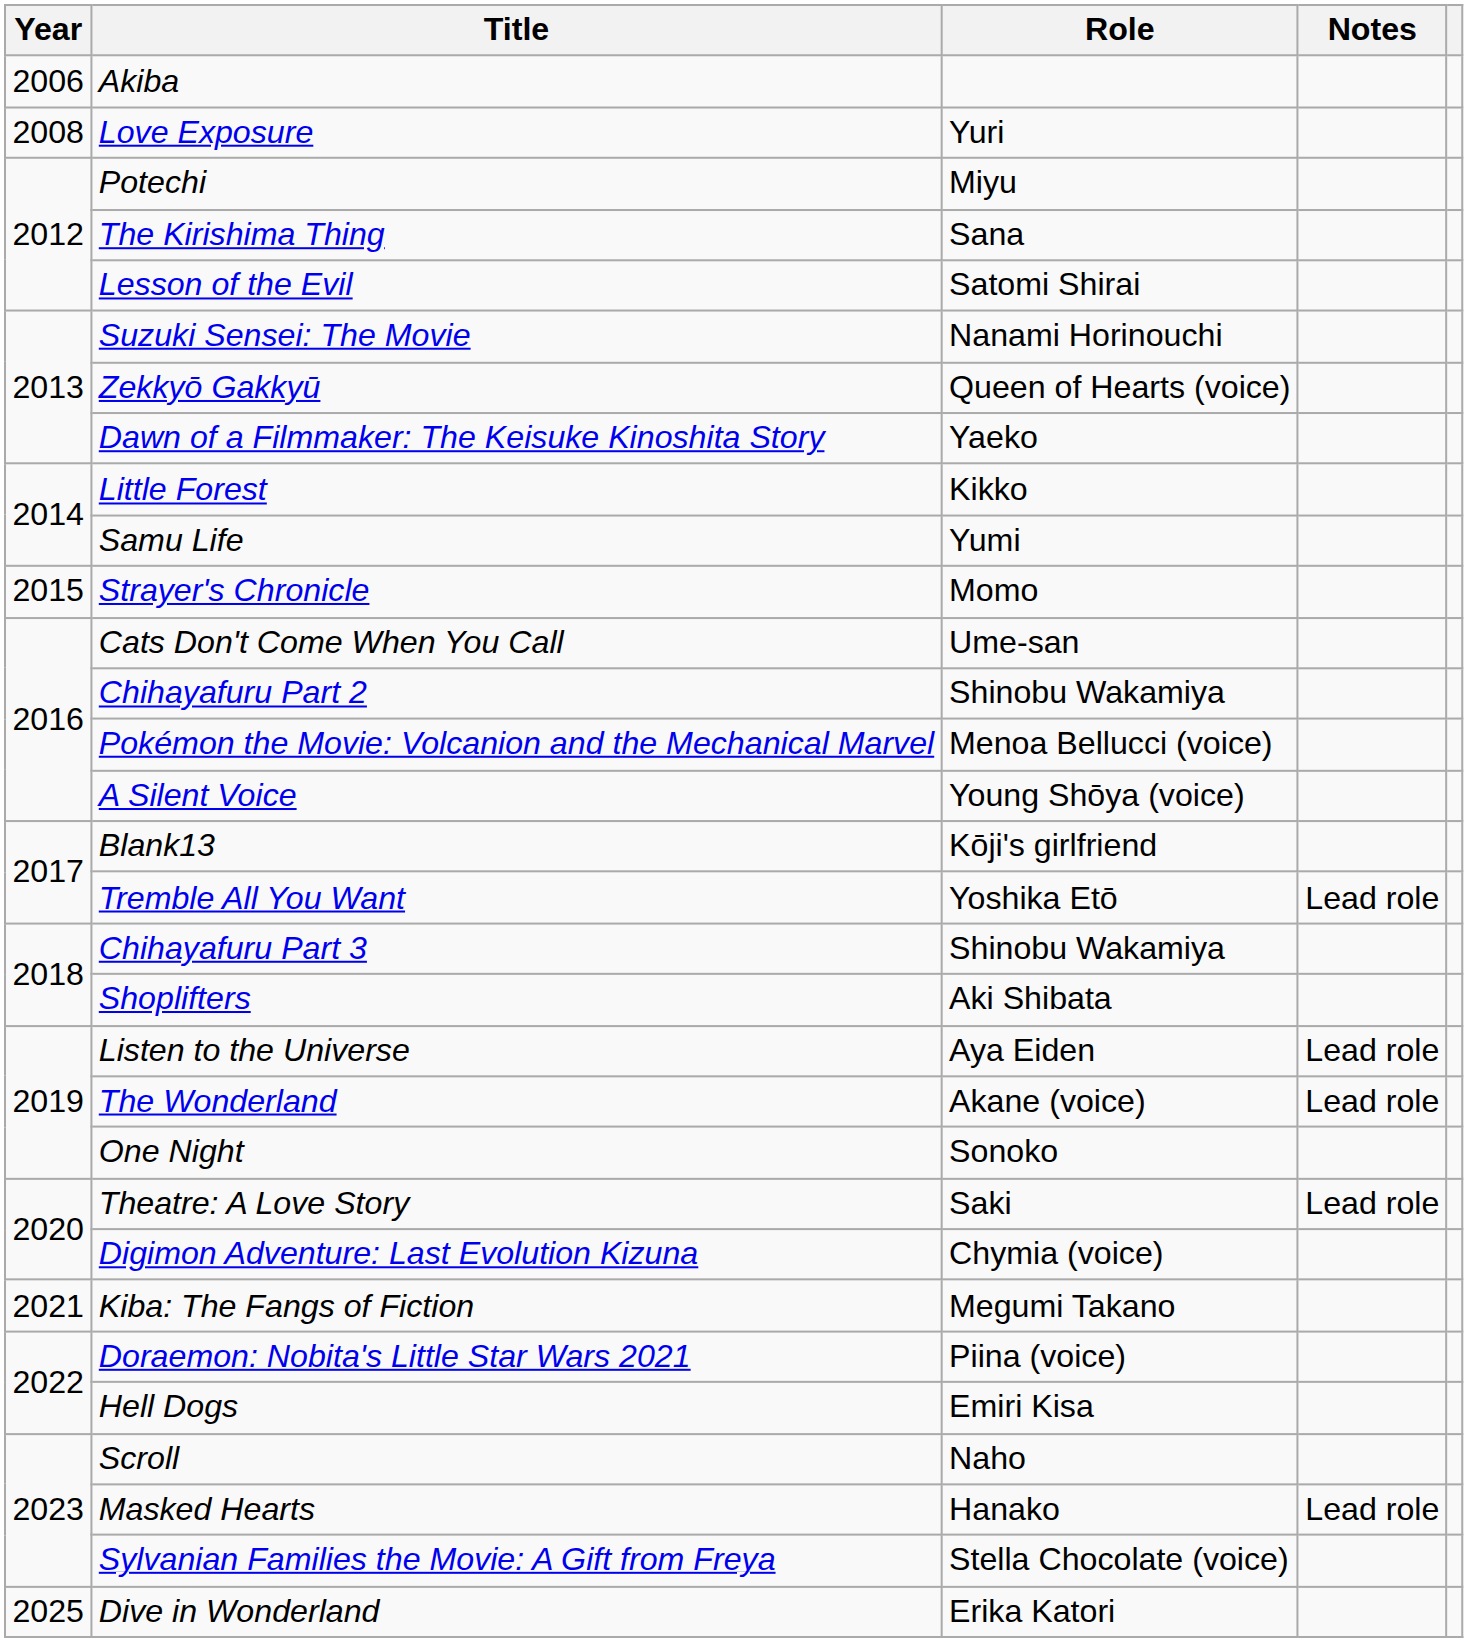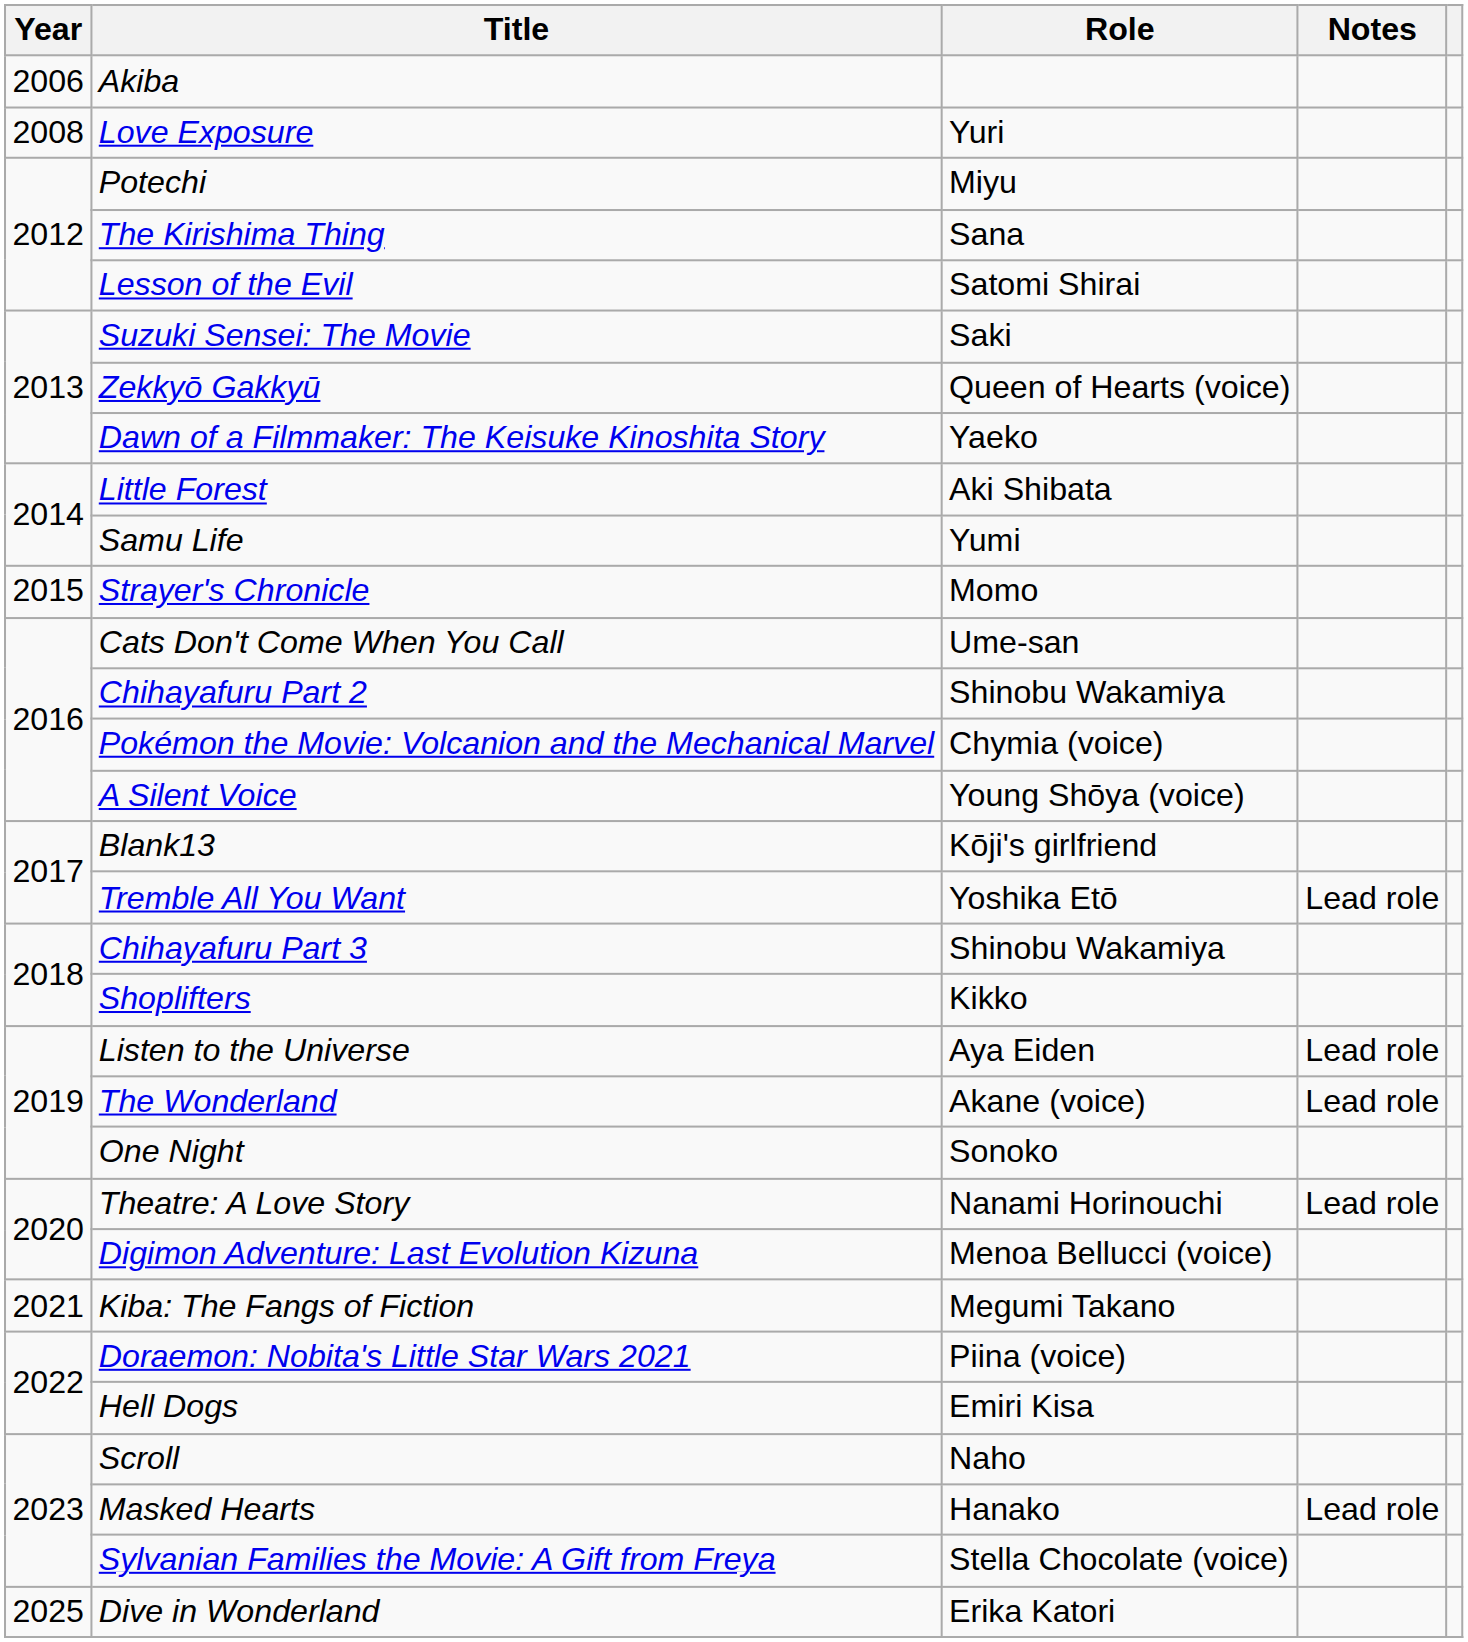(1086, 336) Nanami Horinouchi -> (980, 336) Saki
(988, 489) Kikko -> (1030, 489) Aki Shibata
(1111, 744) Menoa Bellucci (voice) -> (1056, 744) Chymia (voice)
(1030, 999) Aki Shibata -> (988, 999) Kikko
(980, 1203) Saki -> (1086, 1203) Nanami Horinouchi
(1056, 1254) Chymia (voice) -> (1111, 1254) Menoa Bellucci (voice)
